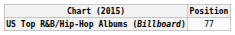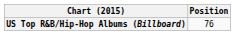(209, 24) 77 -> (209, 24) 76
